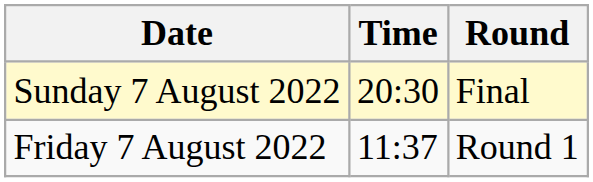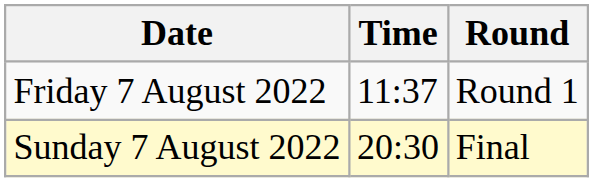rows swapped: (170, 147) <-> (177, 90)
